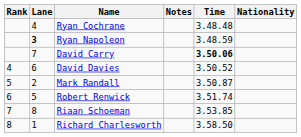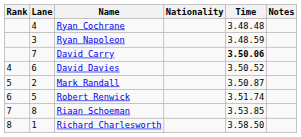columns swapped: (266, 11) <-> (179, 11)
(34, 40) bold -> (34, 40) normal
